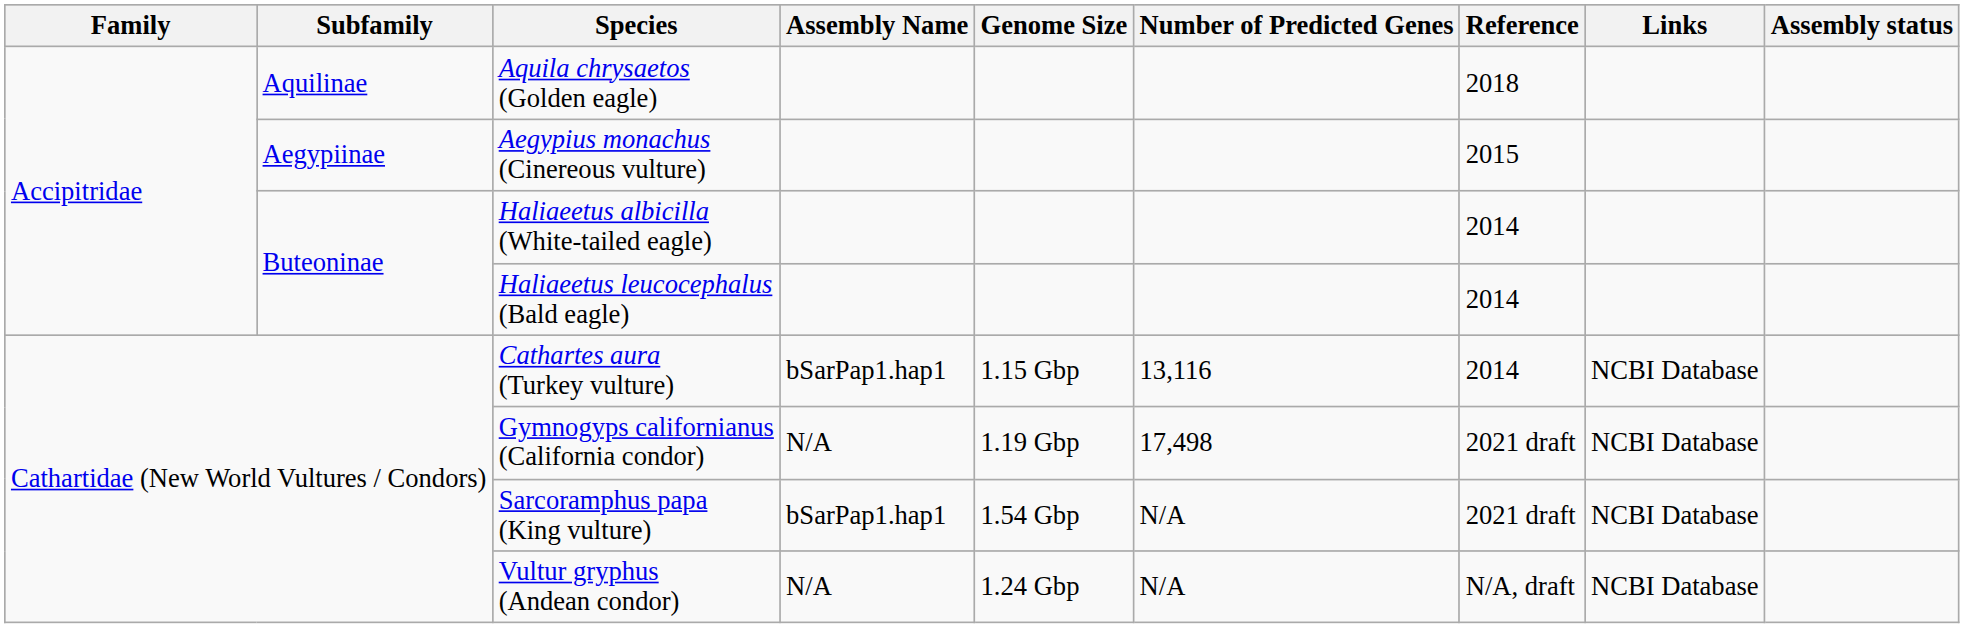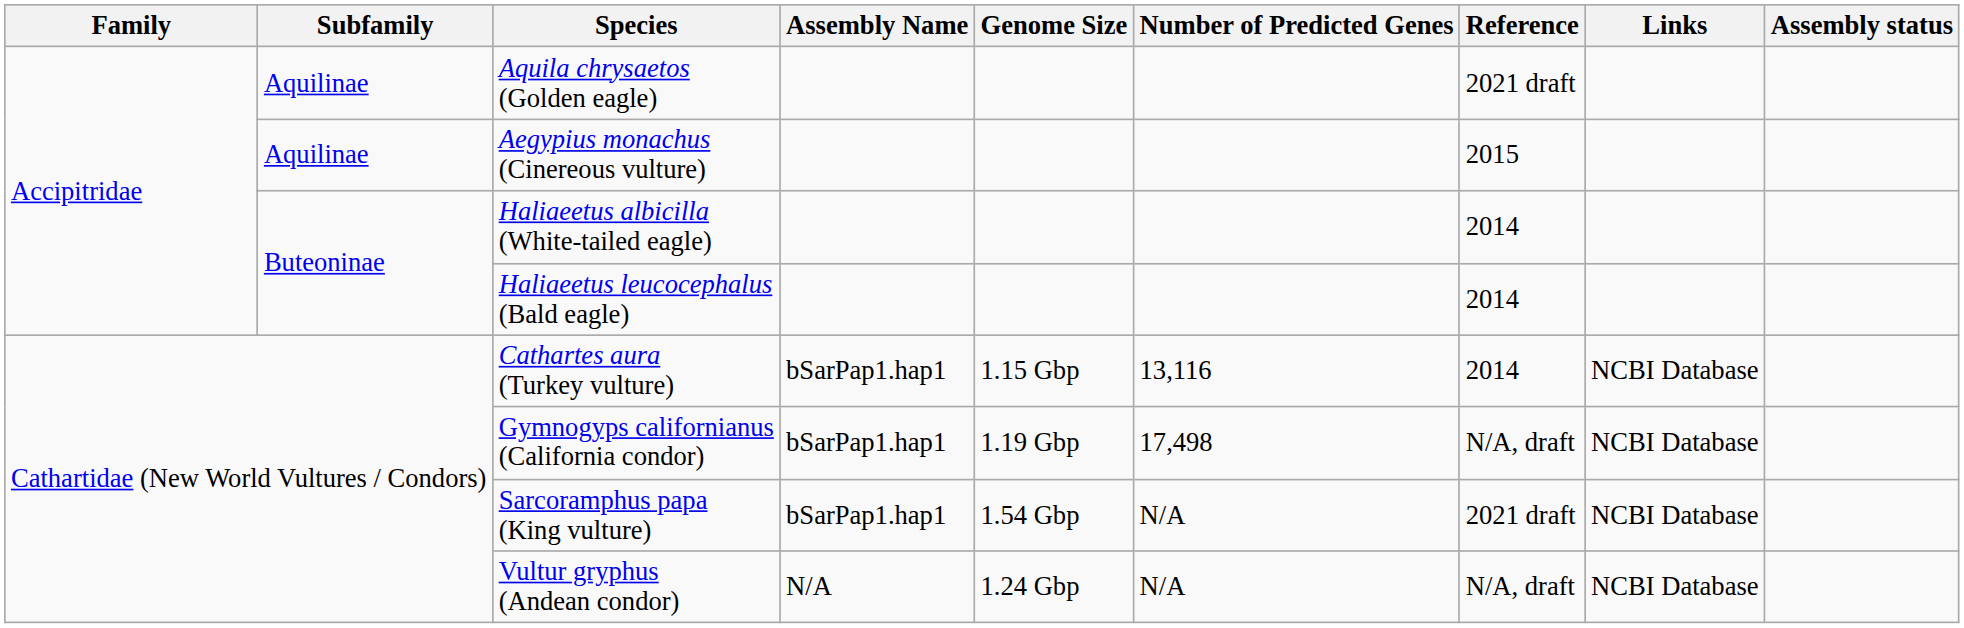(1492, 82) 2018 -> (1521, 82) 2021 draft
(324, 154) Aegypiinae -> (316, 154) Aquilinae
(809, 442) N/A -> (866, 442) bSarPap1.hap1
(1521, 442) 2021 draft -> (1520, 442) N/A, draft
